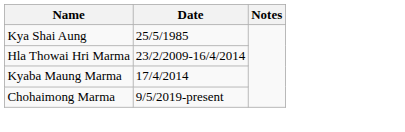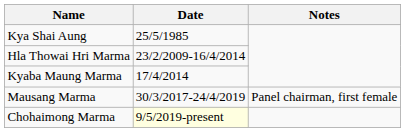+ row: (51, 96)
(180, 96) no background -> (180, 117) lightyellow background
